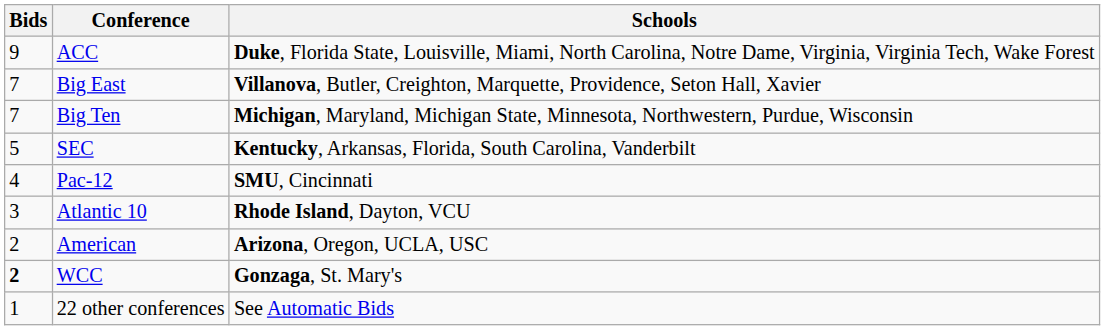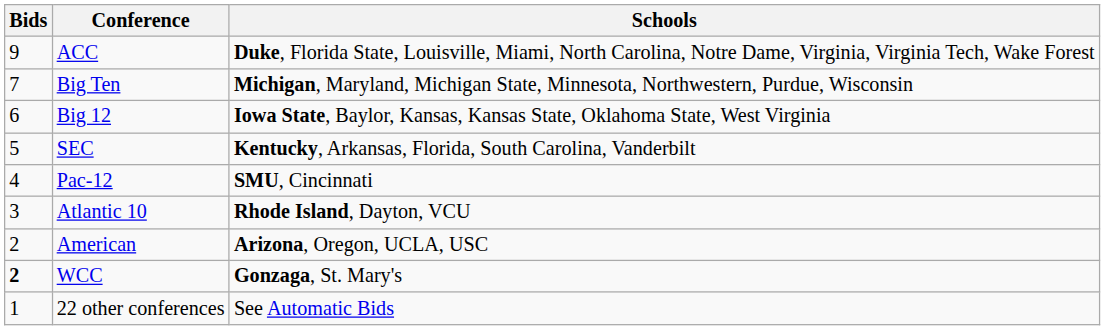- row: (91, 84)
+ row: (84, 116)
